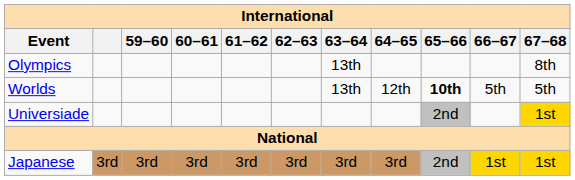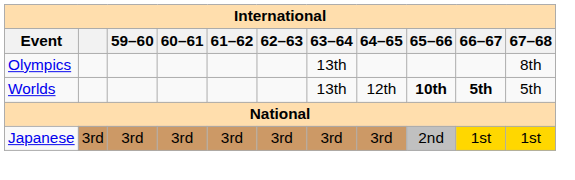(495, 89) normal -> (481, 89) bold
- row: (49, 114)
